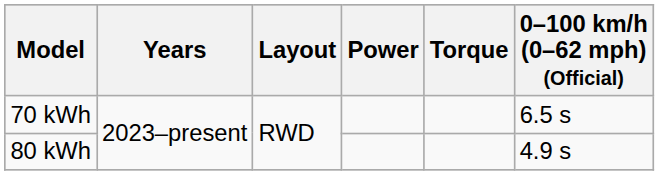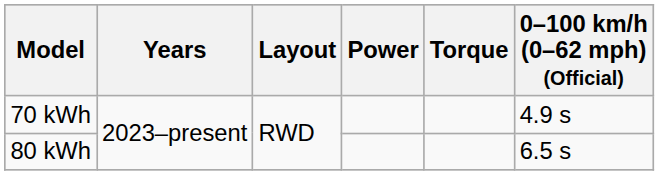(545, 114) 6.5 s -> (545, 114) 4.9 s
(545, 152) 4.9 s -> (545, 152) 6.5 s
